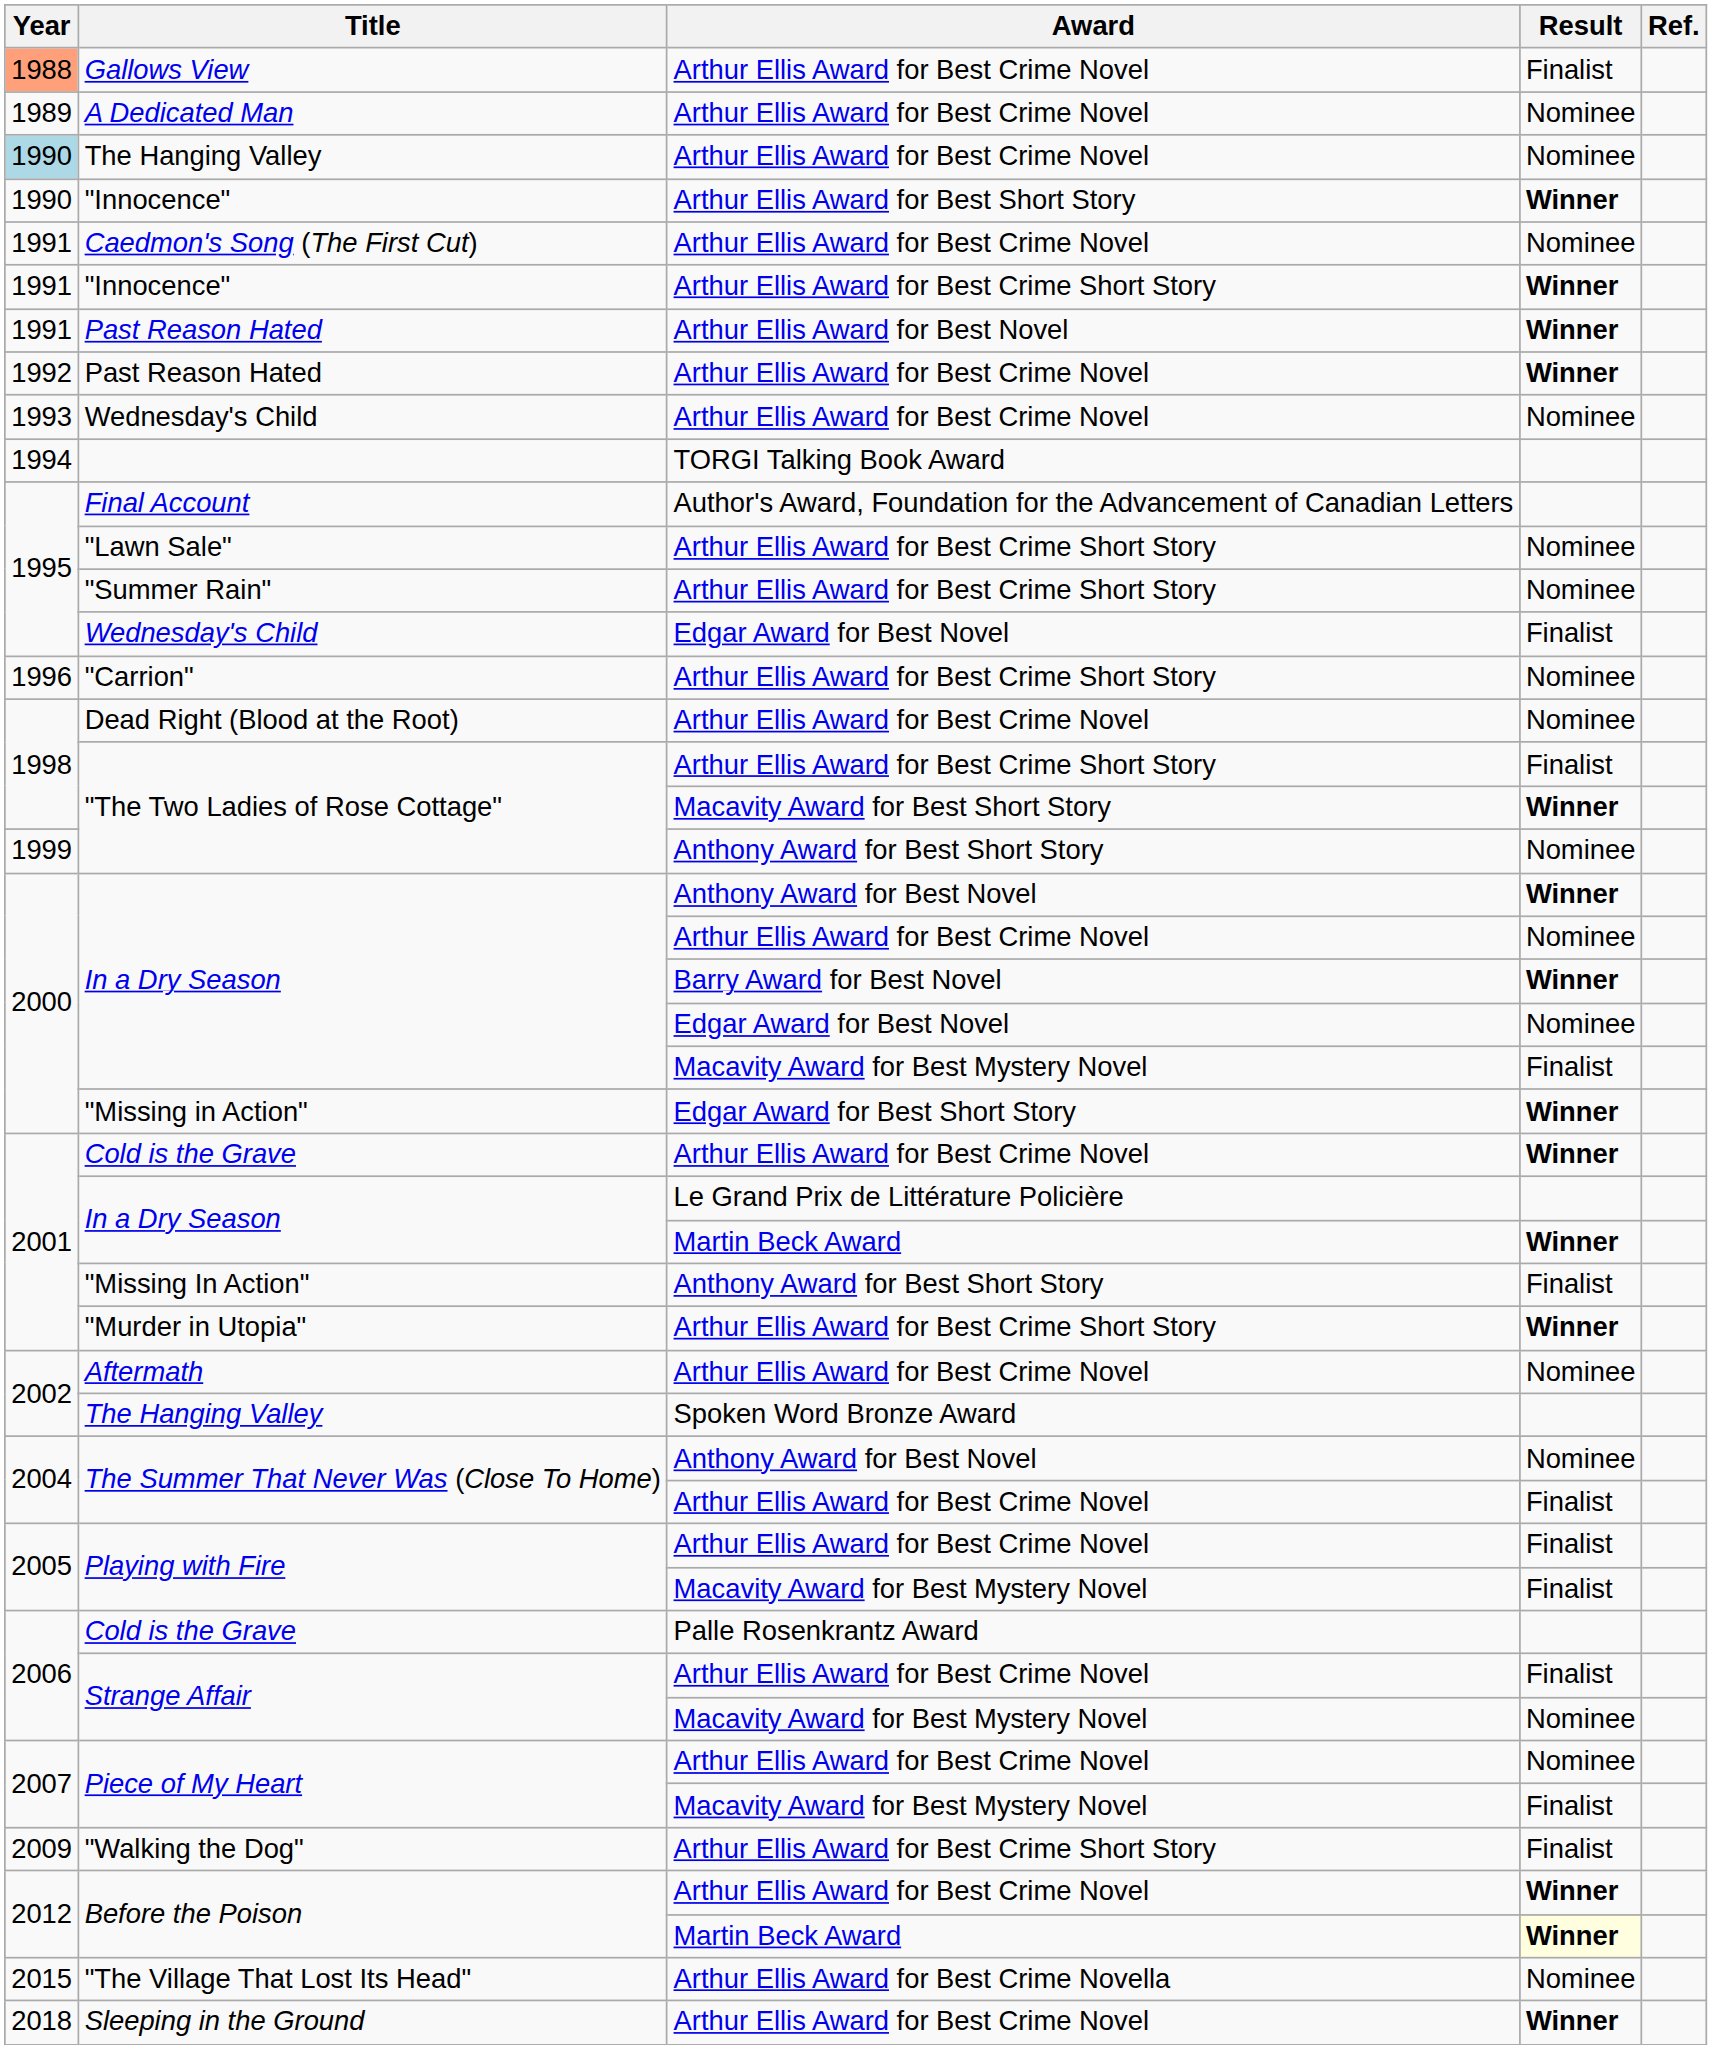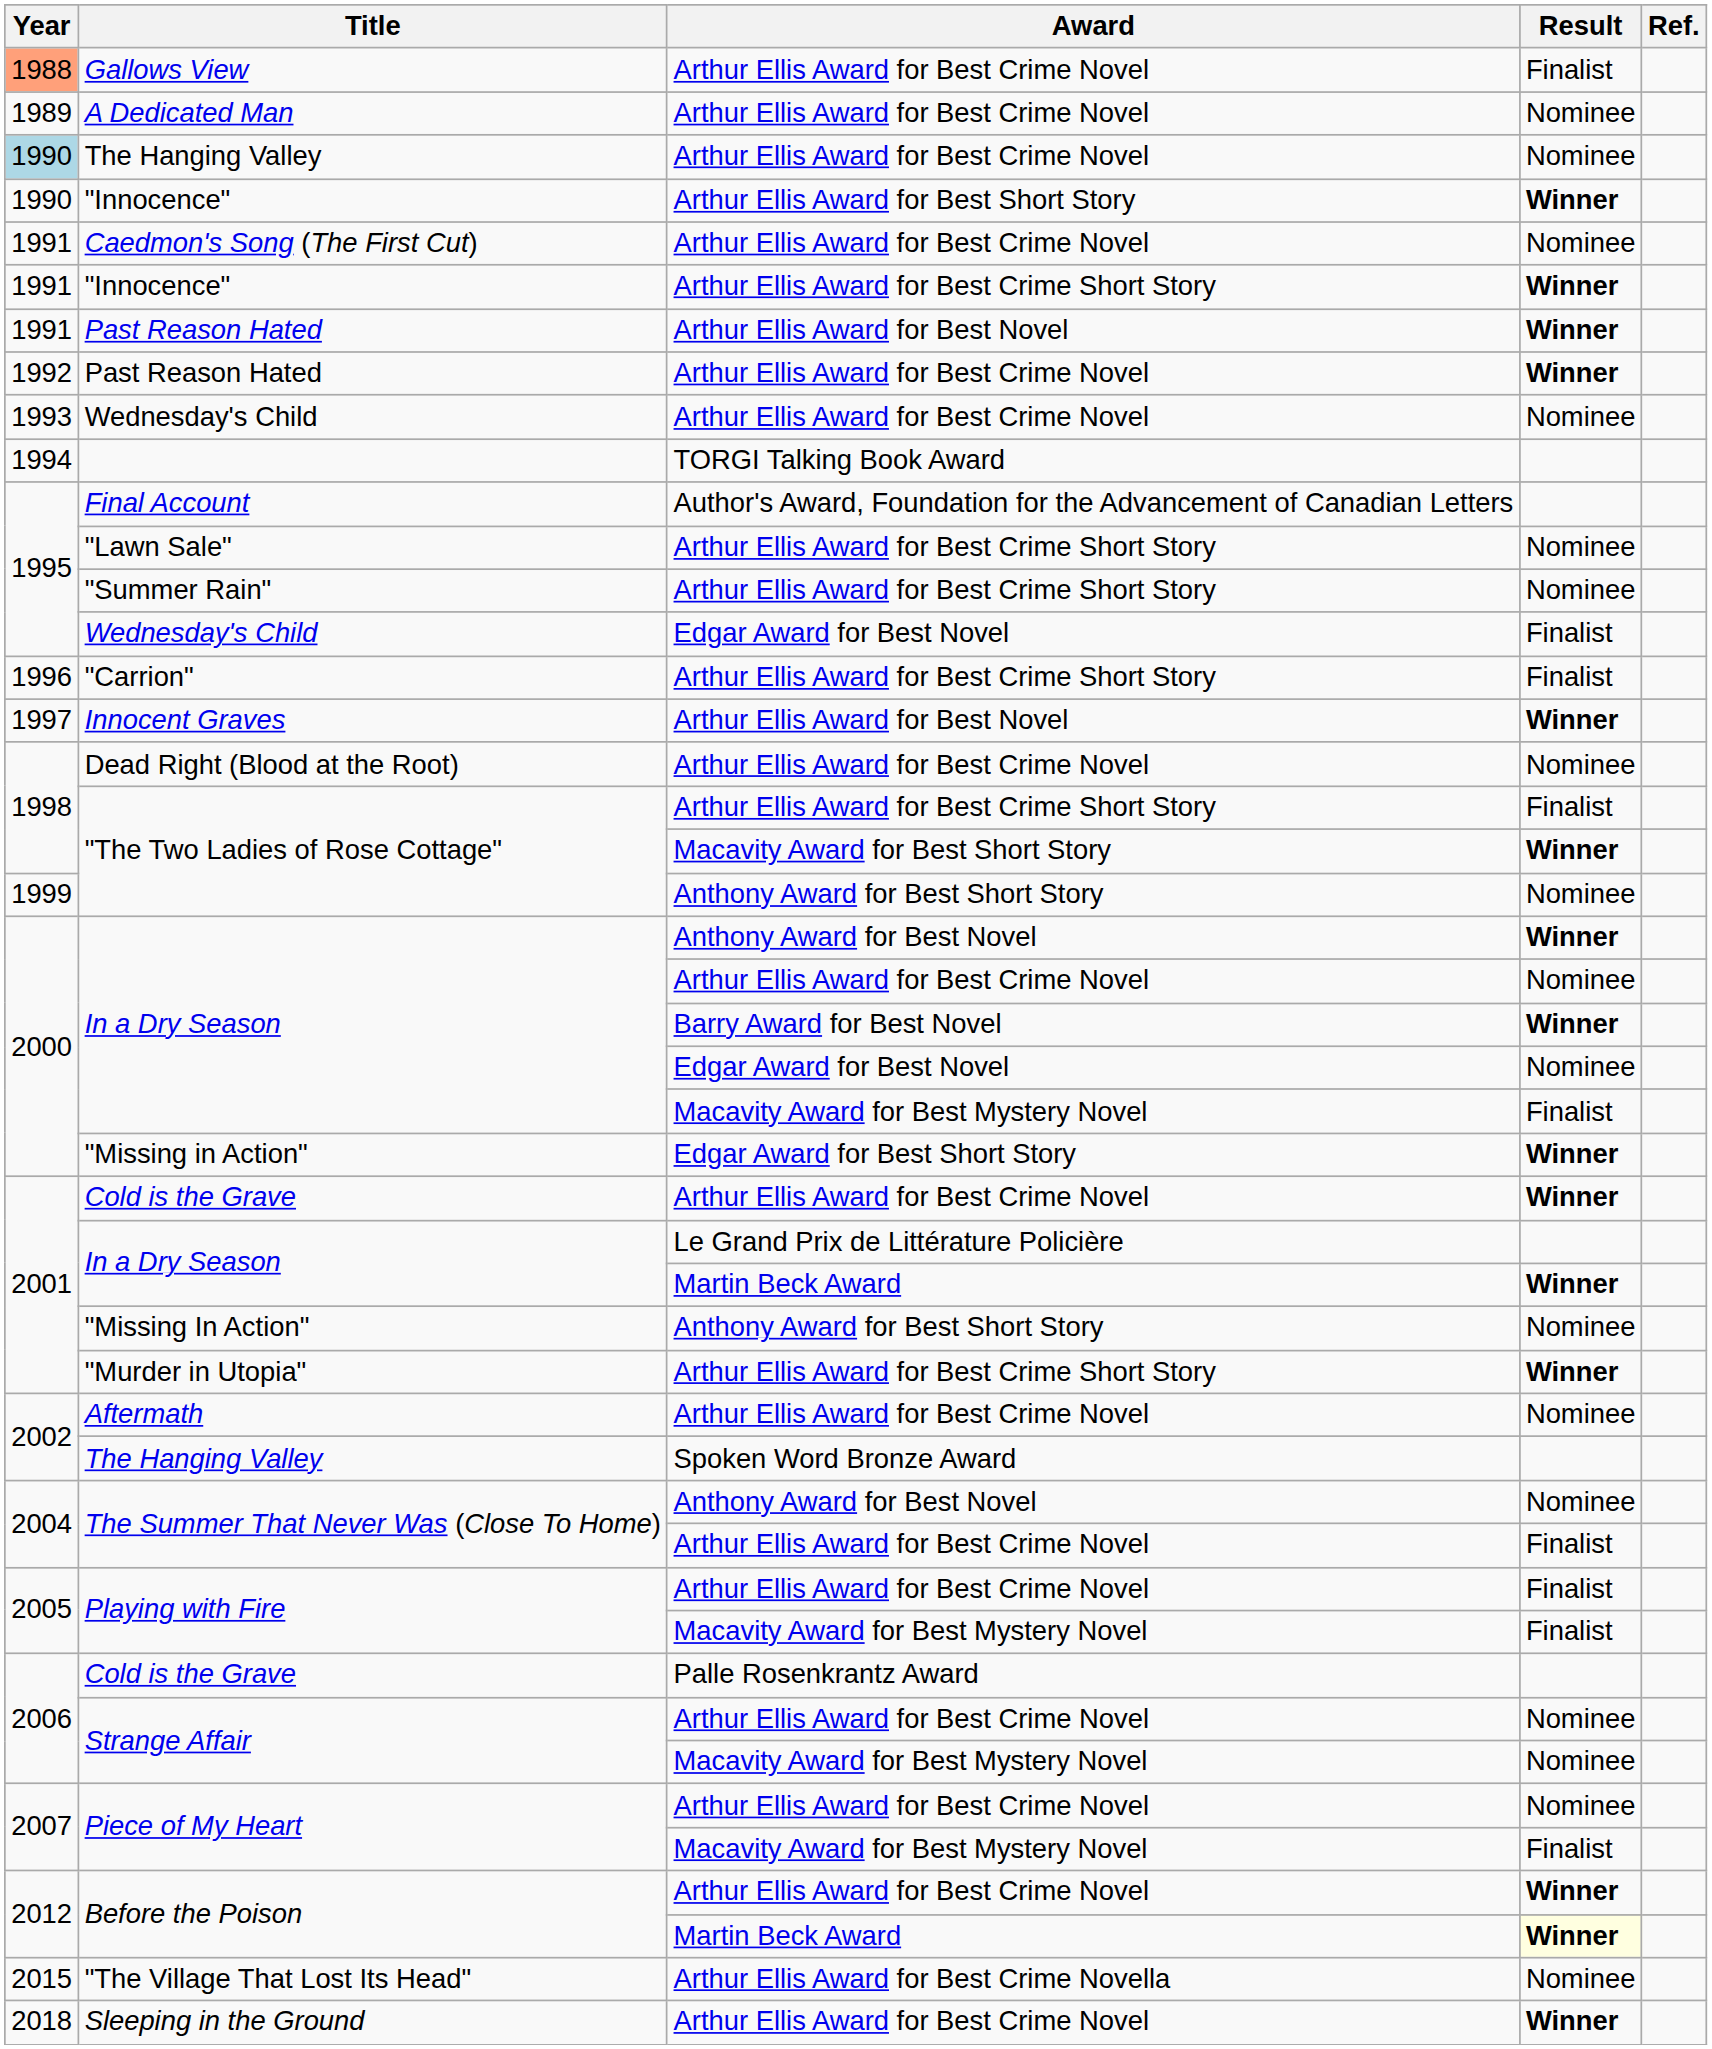(1581, 677) Nominee -> (1569, 677) Finalist
+ row: (185, 720)
(1569, 1284) Finalist -> (1581, 1327) Nominee
(1569, 1675) Finalist -> (1581, 1718) Nominee
- row: (194, 1848)
